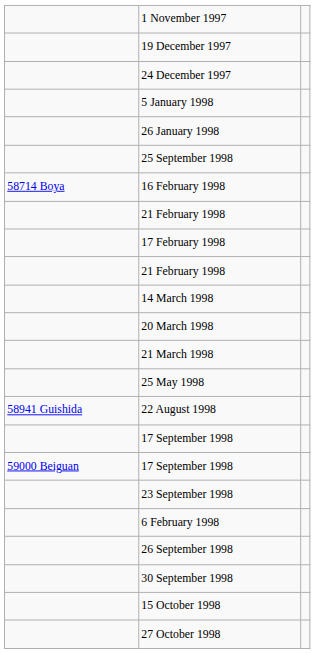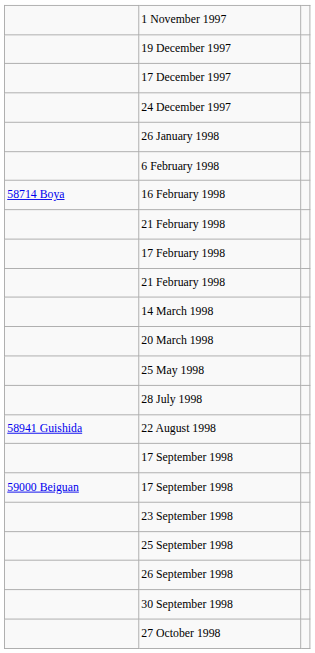+ row: (71, 78)
- row: (71, 103)
rows swapped: (71, 522) <-> (71, 159)
- row: (71, 355)
+ row: (71, 400)
- row: (71, 606)
